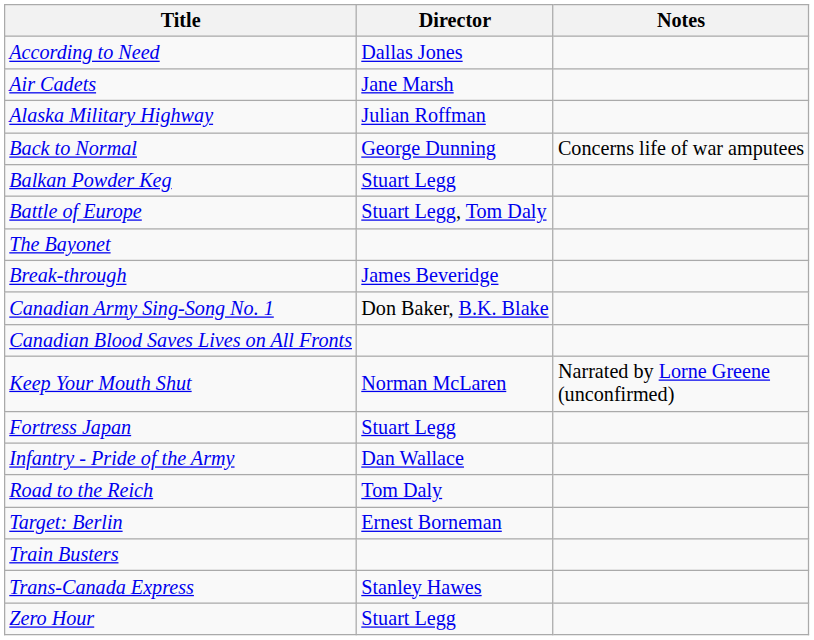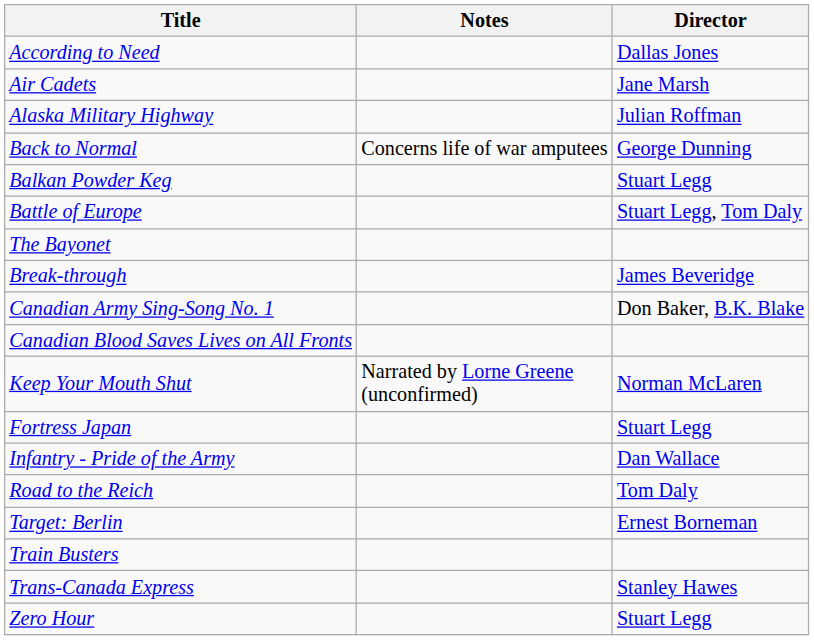columns swapped: (455, 20) <-> (681, 20)
